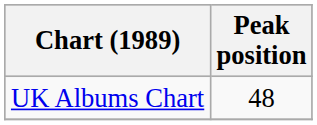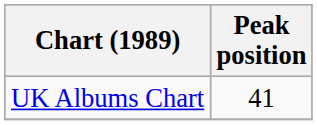(262, 97) 48 -> (262, 97) 41
